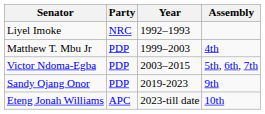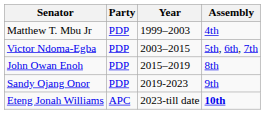- row: (34, 30)
+ row: (45, 65)
(214, 100) normal -> (215, 100) bold
